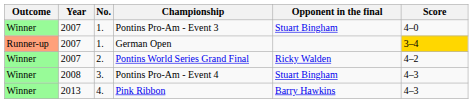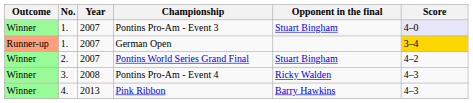columns swapped: (104, 12) <-> (76, 12)
(411, 28) no background -> (411, 28) lavender background
(303, 59) Ricky Walden -> (306, 59) Stuart Bingham
(306, 75) Stuart Bingham -> (303, 75) Ricky Walden
